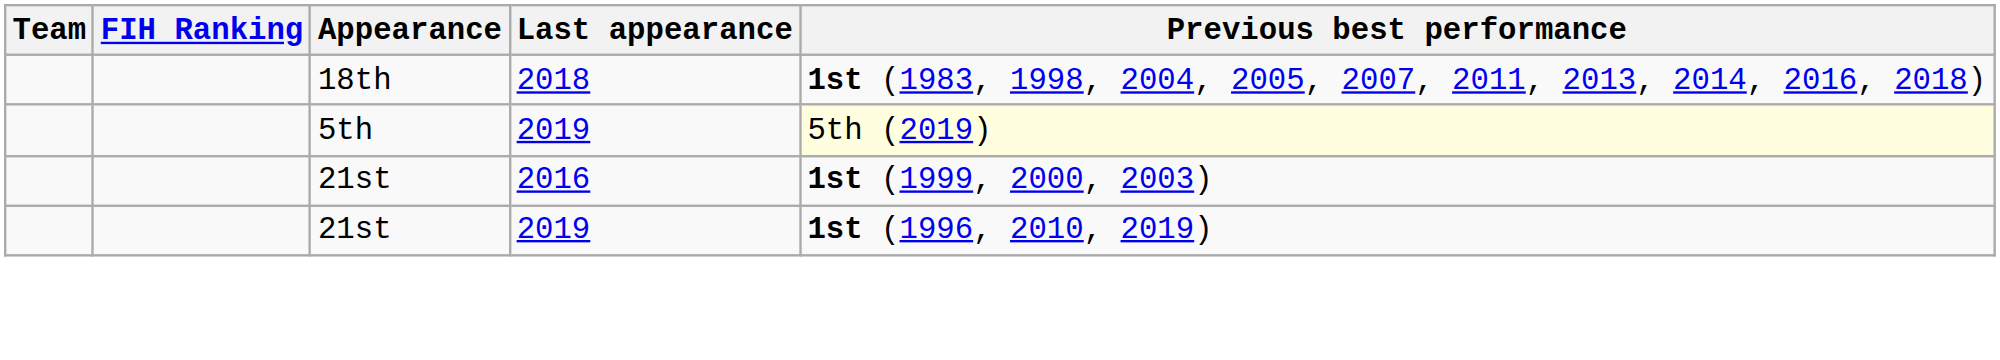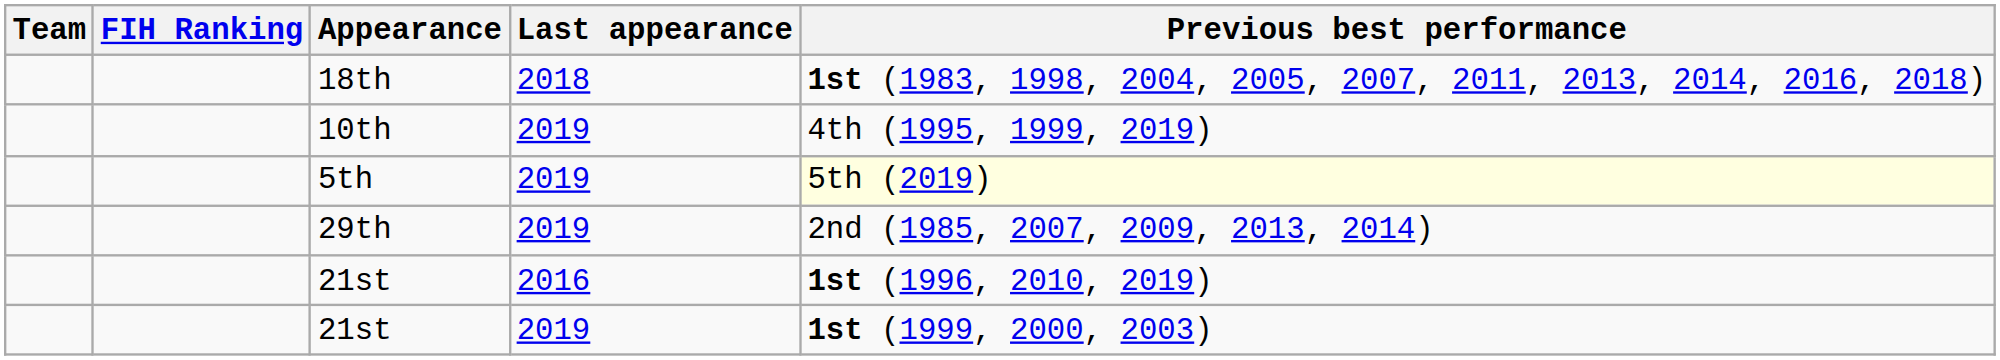+ row: (355, 130)
+ row: (355, 230)
(1010, 180) 1st (1999, 2000, 2003) -> (1010, 280) 1st (1996, 2010, 2019)
(1010, 230) 1st (1996, 2010, 2019) -> (1010, 330) 1st (1999, 2000, 2003)
